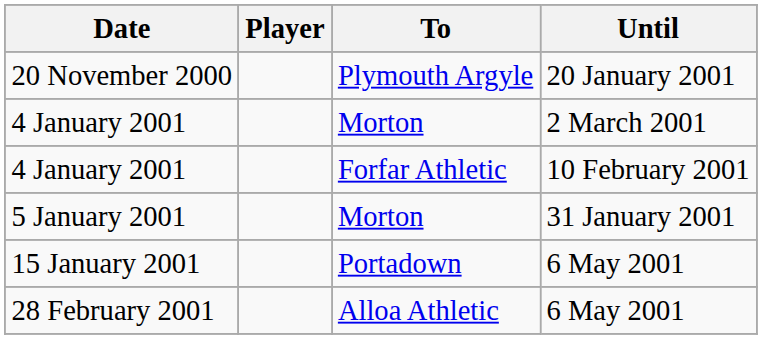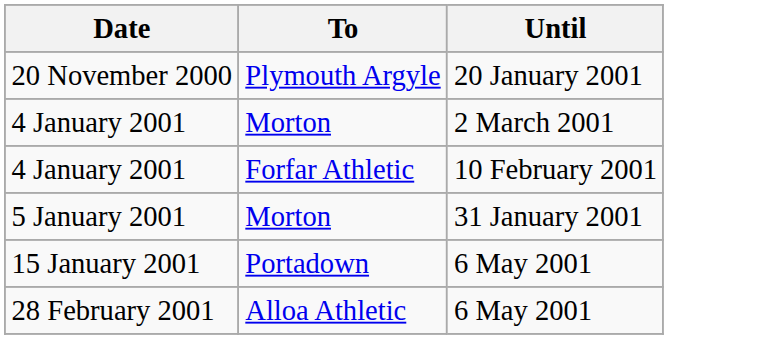- column: (285, 28)
